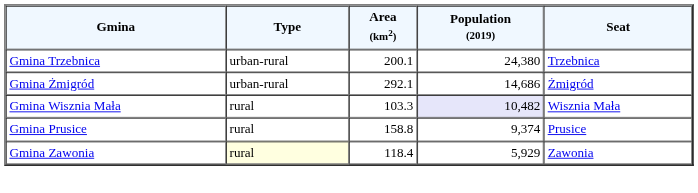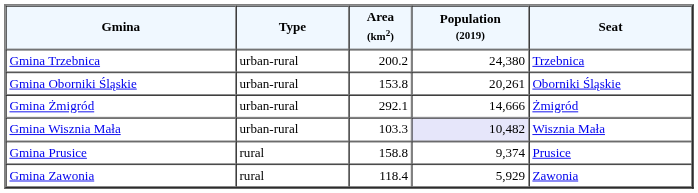(399, 60) 200.1 -> (393, 60) 200.2
+ row: (73, 83)
(522, 83) 14,686 -> (507, 106) 14,666
(242, 106) rural -> (269, 129) urban-rural
(242, 152) lightyellow background -> (252, 175) no background
